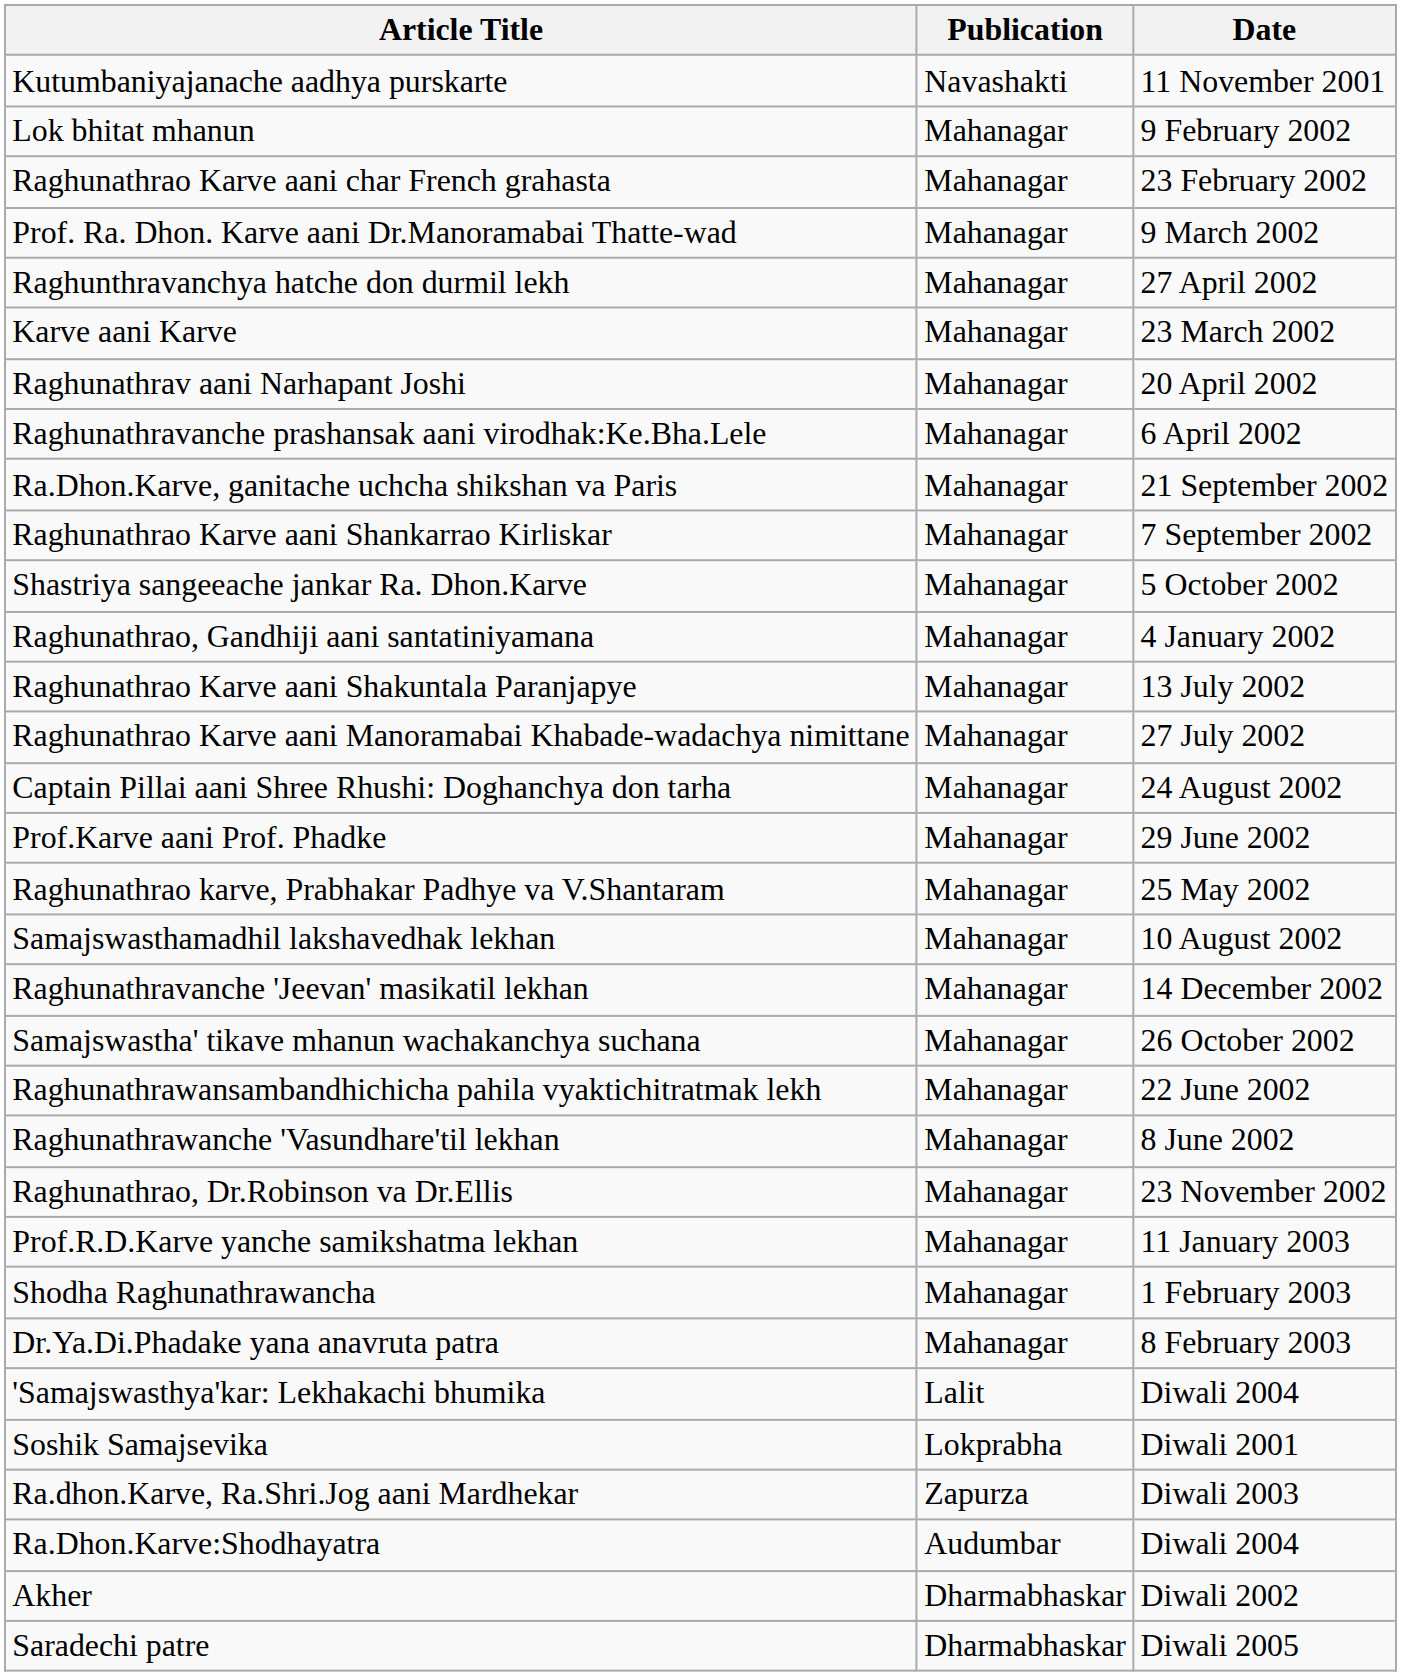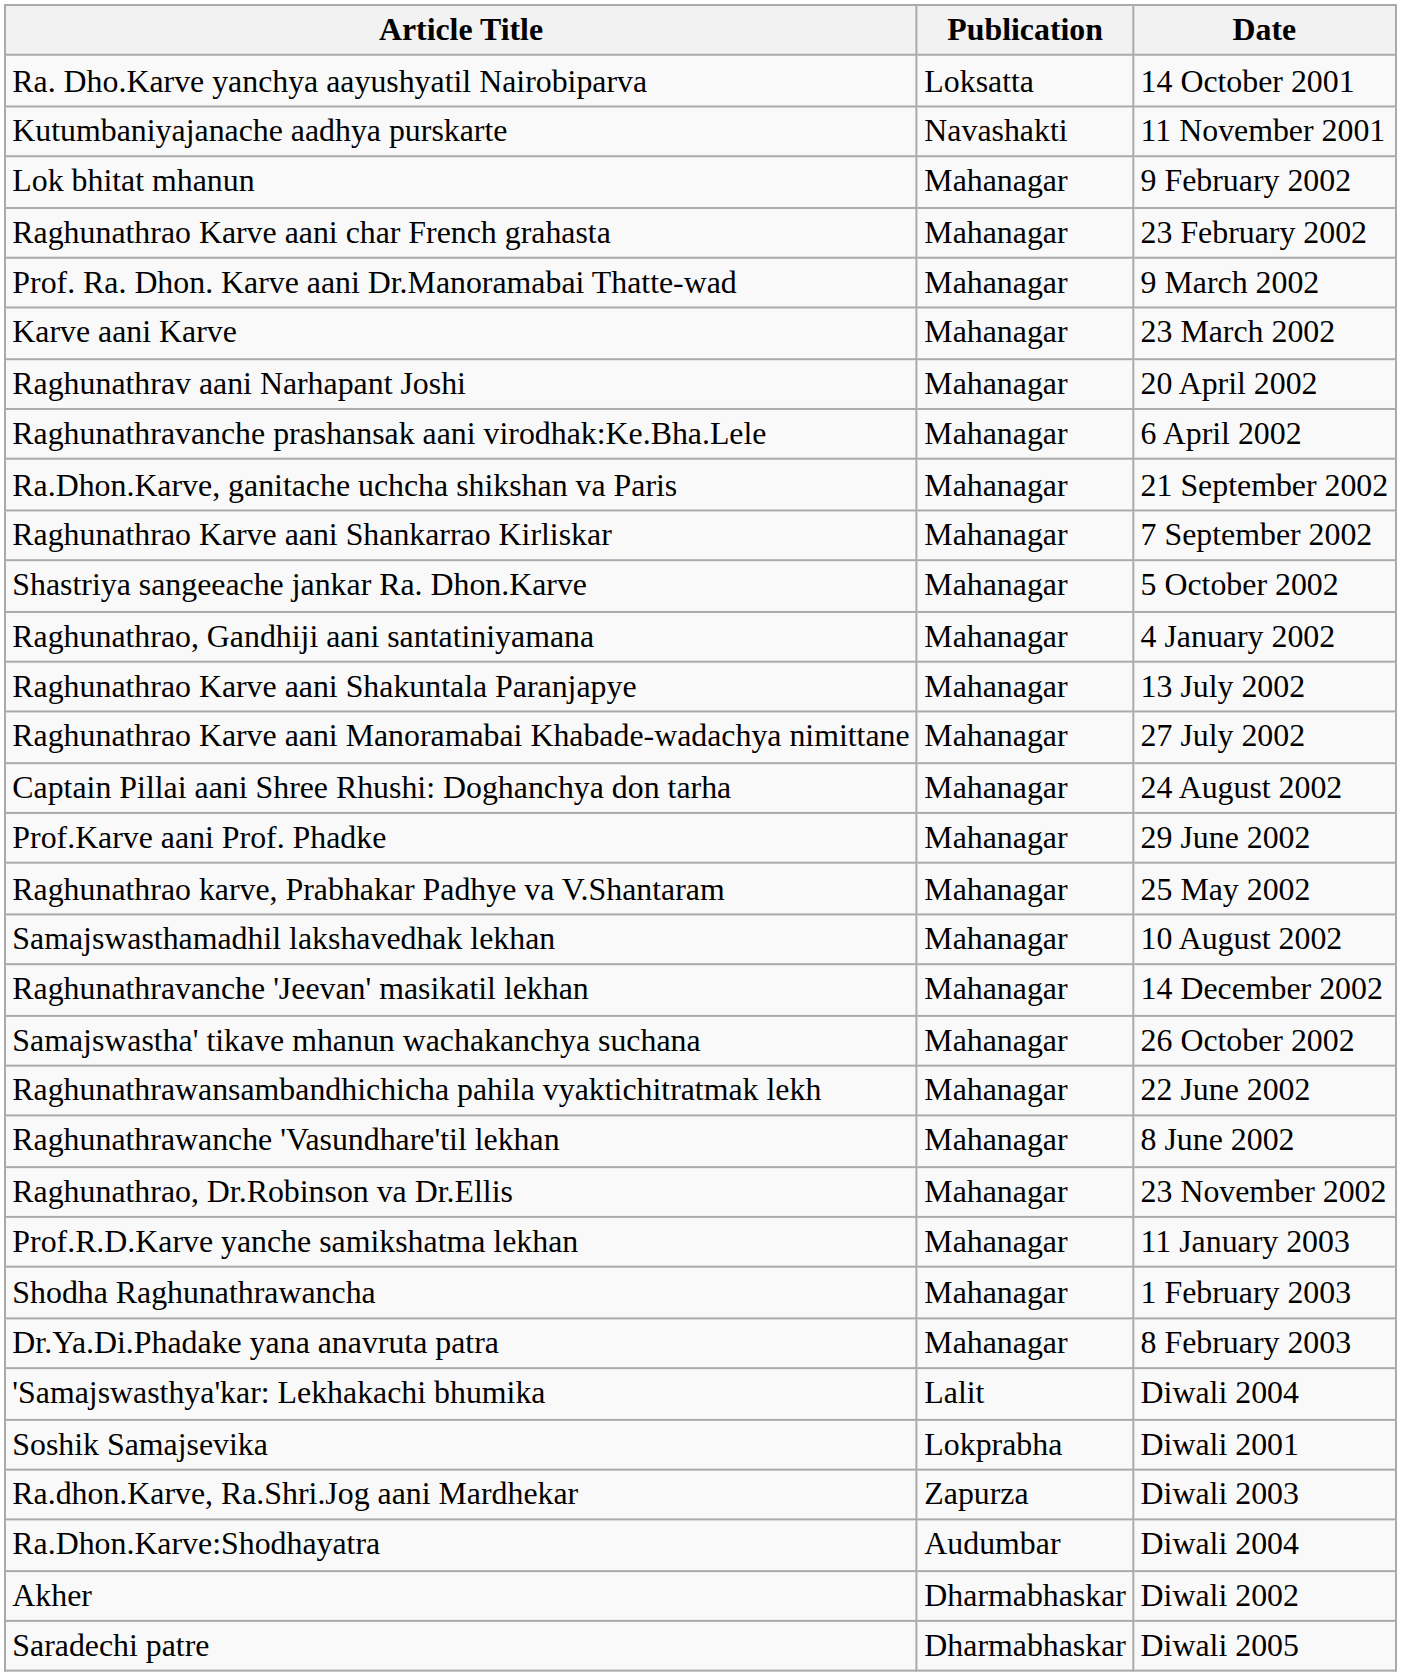+ row: (330, 80)
- row: (291, 282)
